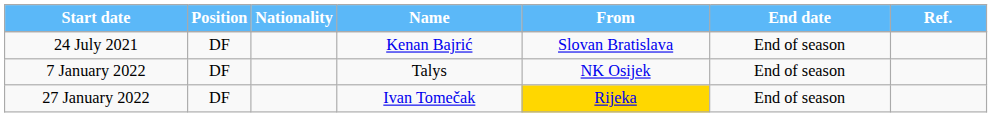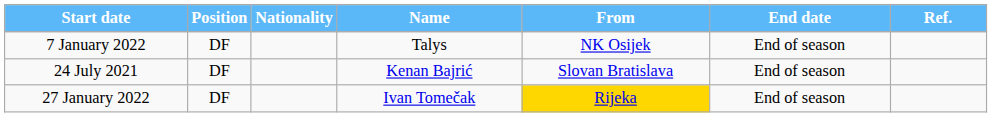rows swapped: (96, 45) <-> (96, 71)
